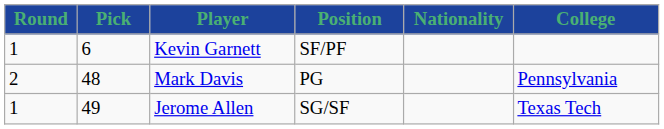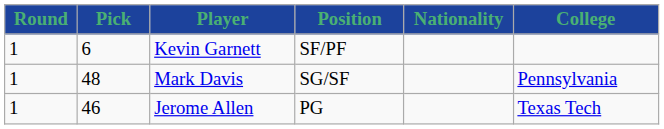(14, 78) 2 -> (14, 78) 1
(311, 78) PG -> (324, 78) SG/SF
(91, 108) 49 -> (91, 108) 46
(324, 108) SG/SF -> (311, 108) PG
